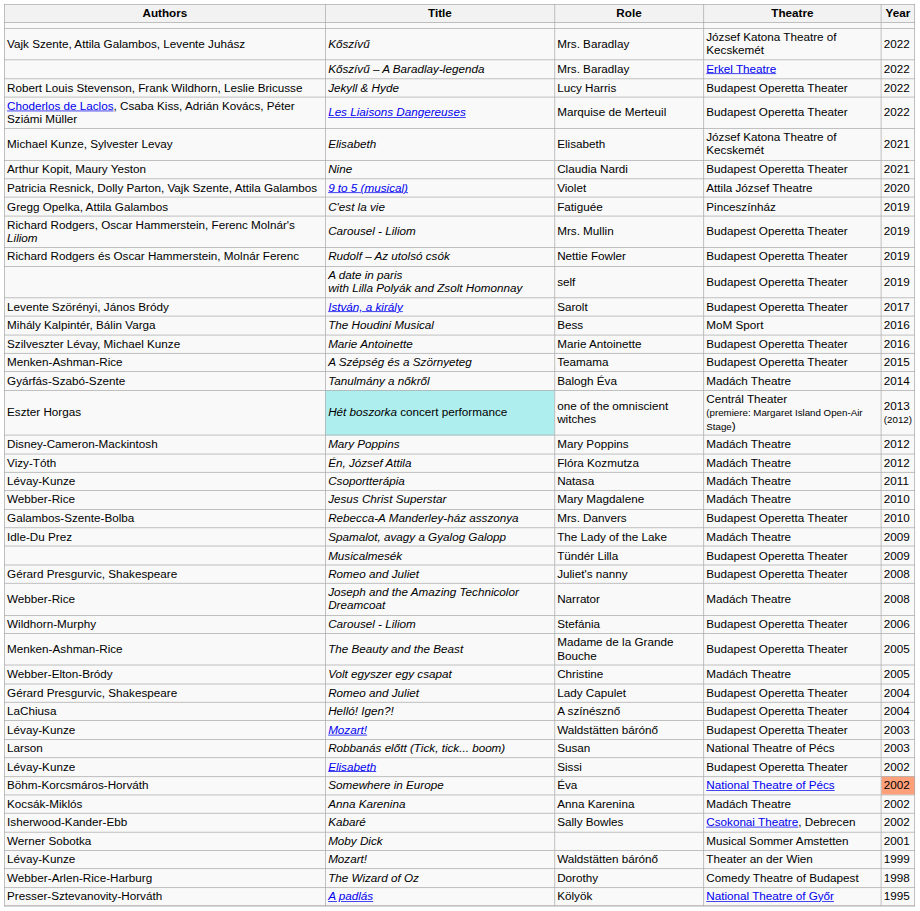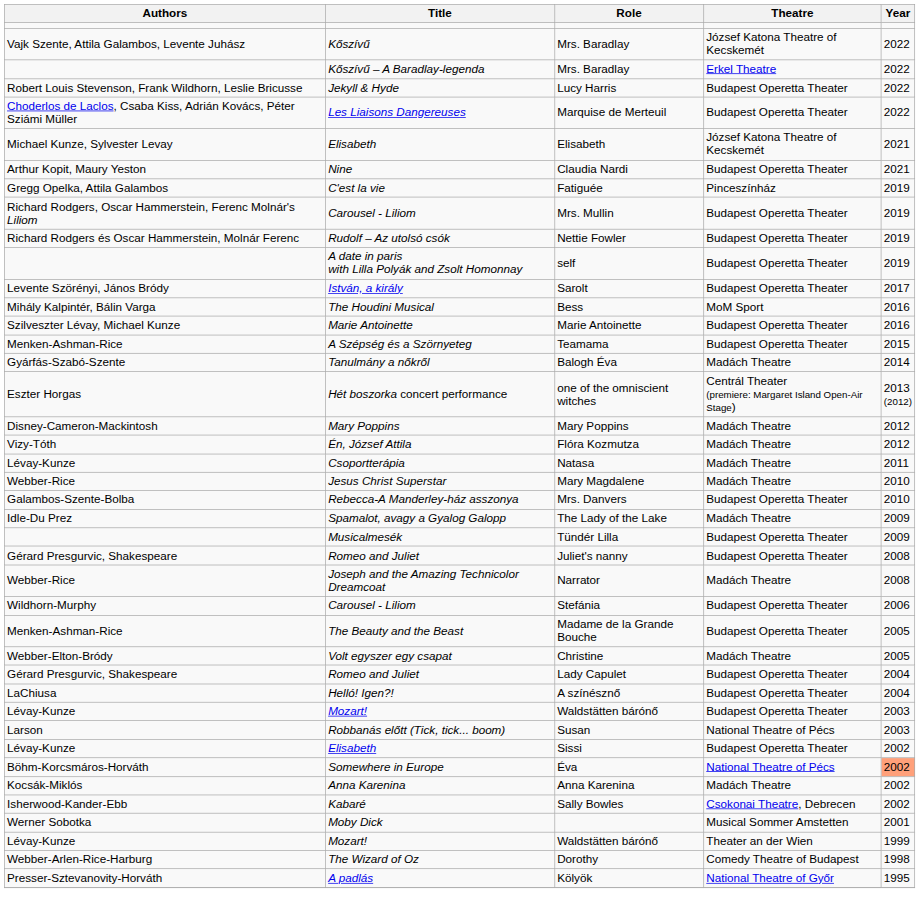- row: (572, 188)
(418, 412) paleturquoise background -> (418, 394) no background
